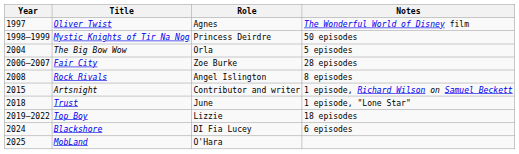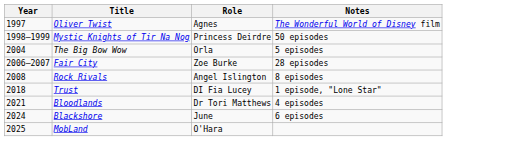- row: (76, 90)
(203, 103) June -> (223, 90) DI Fia Lucey
- row: (71, 116)
+ row: (78, 103)
(223, 129) DI Fia Lucey -> (203, 116) June
